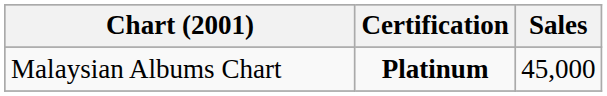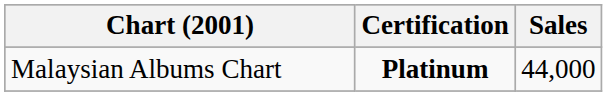(558, 68) 45,000 -> (558, 68) 44,000
